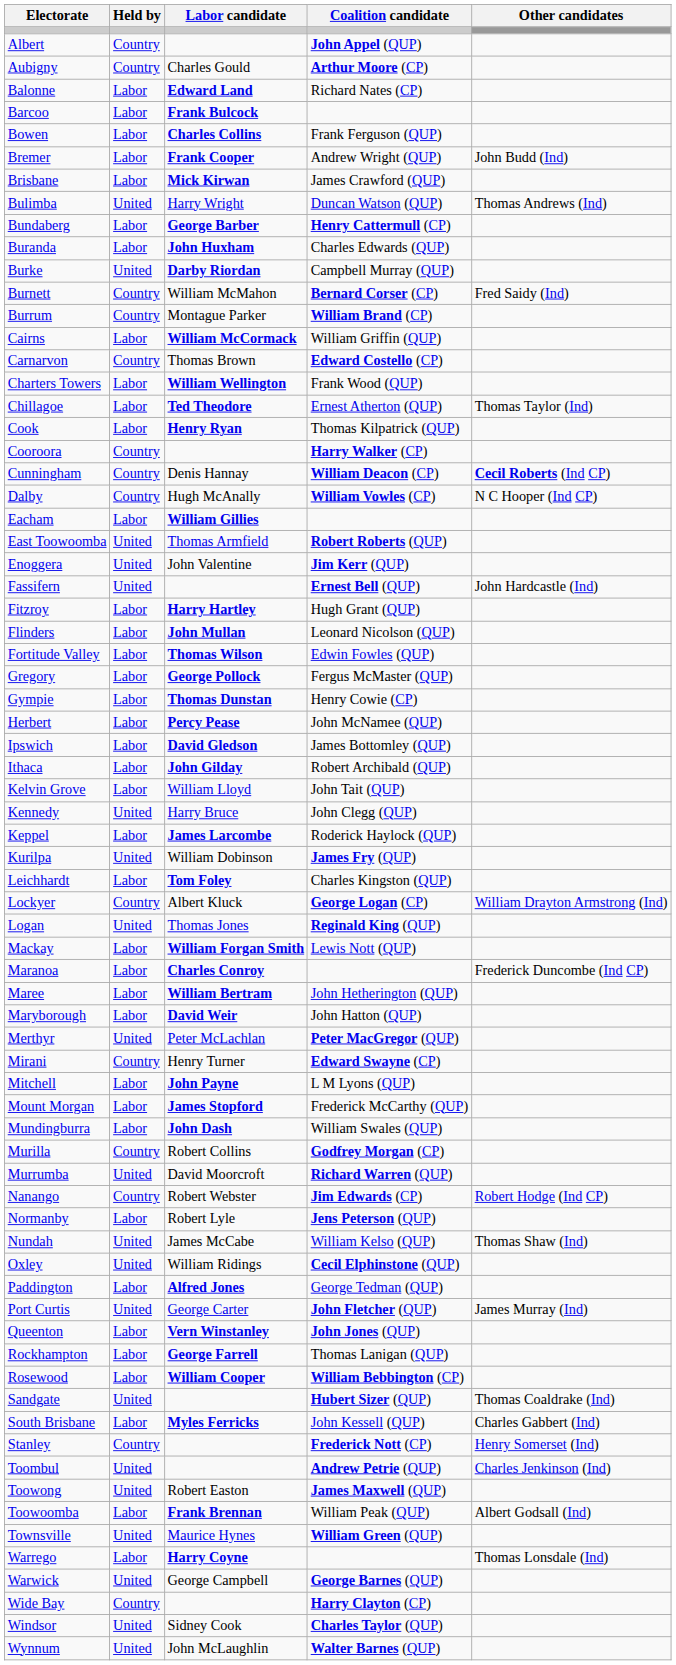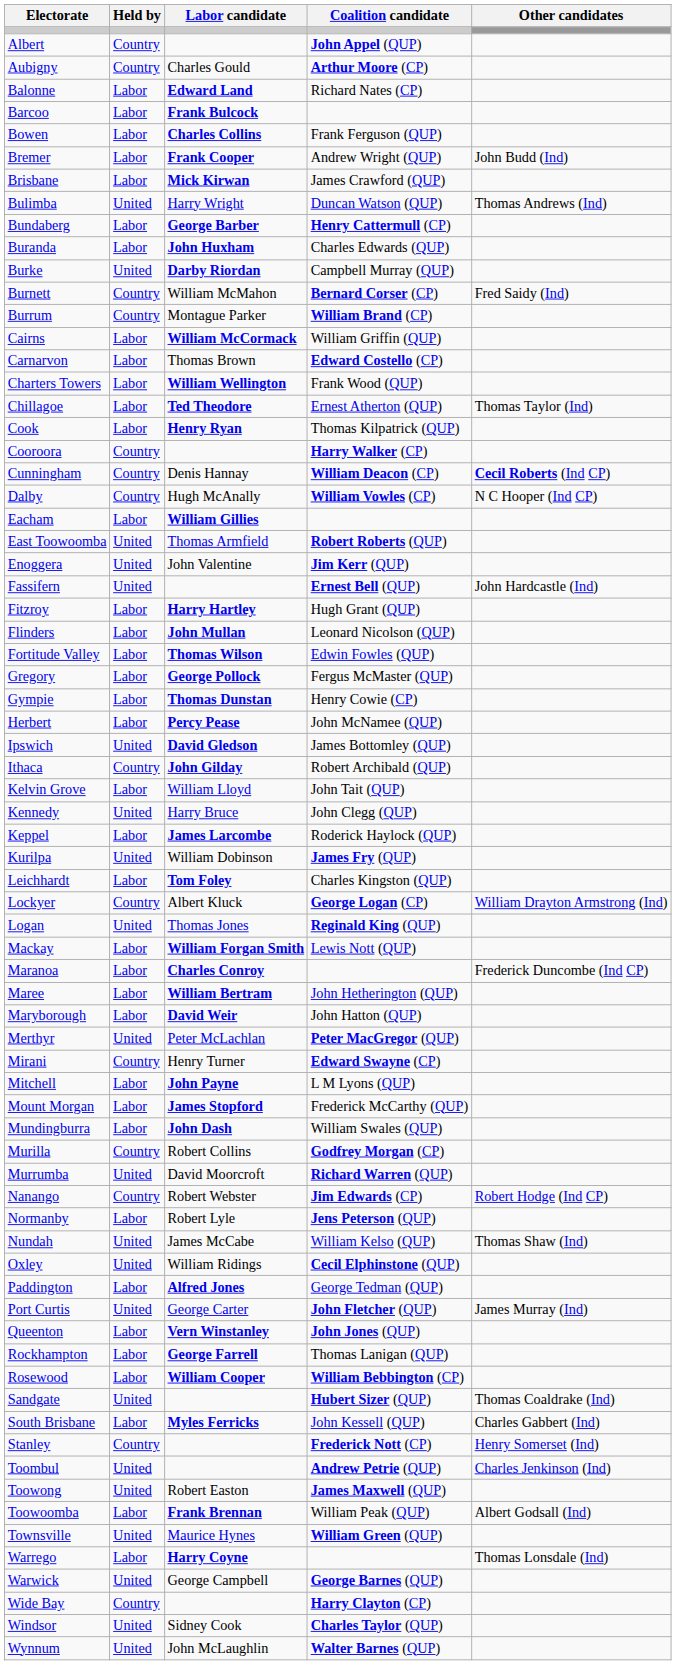(136, 361) Country -> (130, 361) Labor
(130, 745) Labor -> (132, 745) United
(130, 767) Labor -> (136, 767) Country
